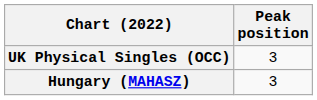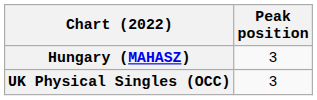rows swapped: (119, 58) <-> (119, 82)
